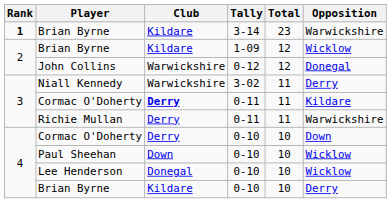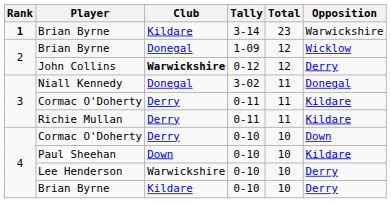(170, 48) Kildare -> (170, 48) Donegal
(186, 66) normal -> (186, 66) bold
(328, 66) Donegal -> (322, 66) Derry
(186, 84) Warwickshire -> (170, 84) Donegal
(322, 84) Derry -> (328, 84) Donegal
(163, 101) bold -> (163, 101) normal
(345, 119) Warwickshire -> (328, 119) Kildare
(328, 154) Wicklow -> (328, 154) Kildare
(170, 171) Donegal -> (186, 171) Warwickshire
(328, 171) Wicklow -> (322, 171) Derry
